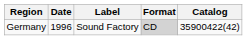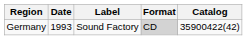(61, 27) 1996 -> (61, 27) 1993
